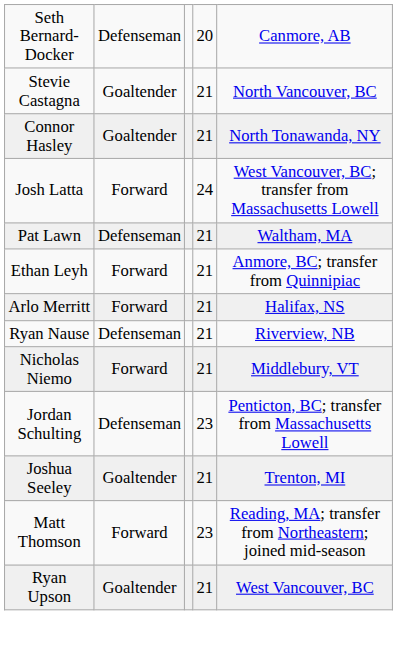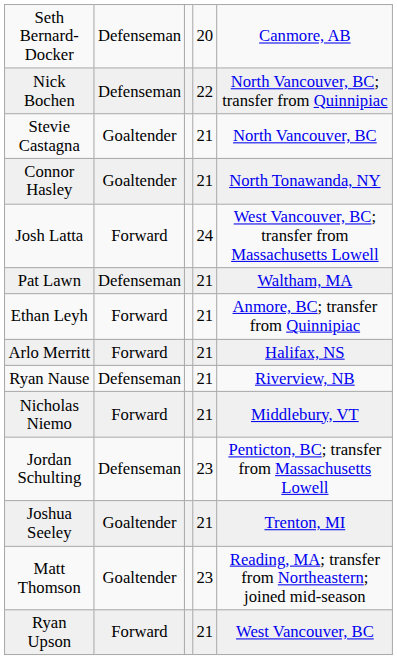+ row: (49, 90)
(140, 532) Forward -> (140, 577) Goaltender
(140, 587) Goaltender -> (140, 632) Forward
